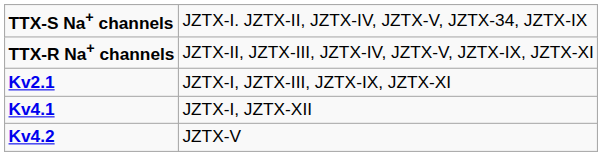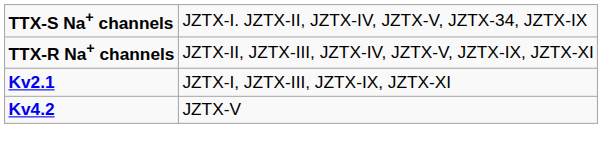- row: (32, 109)
